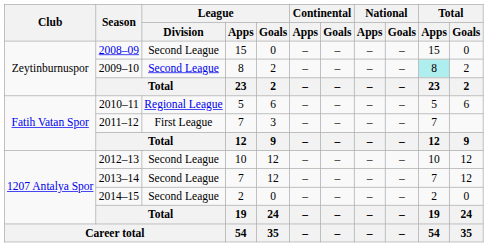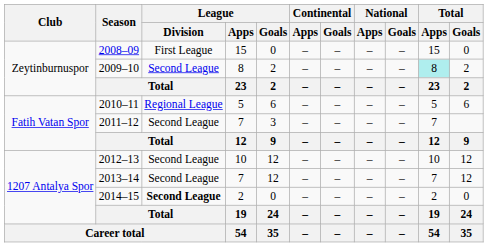(184, 50) Second League -> (184, 50) First League
(184, 123) First League -> (184, 123) Second League
(184, 196) normal -> (184, 196) bold
